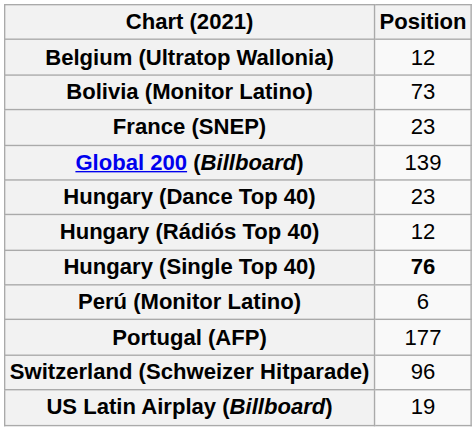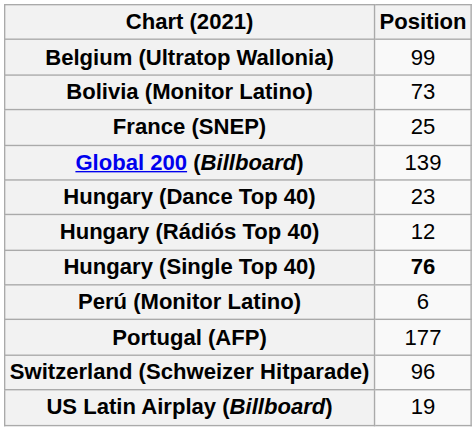(423, 57) 12 -> (423, 57) 99
(423, 127) 23 -> (423, 127) 25
